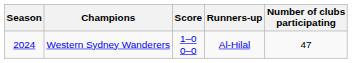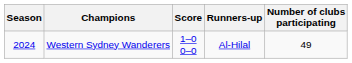(306, 44) 47 -> (306, 44) 49
